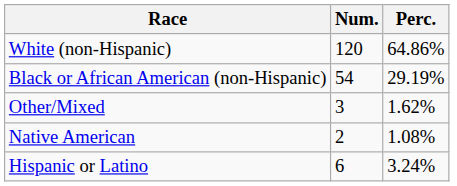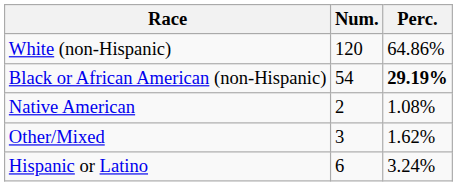(416, 78) normal -> (417, 78) bold
rows swapped: (72, 136) <-> (57, 107)
